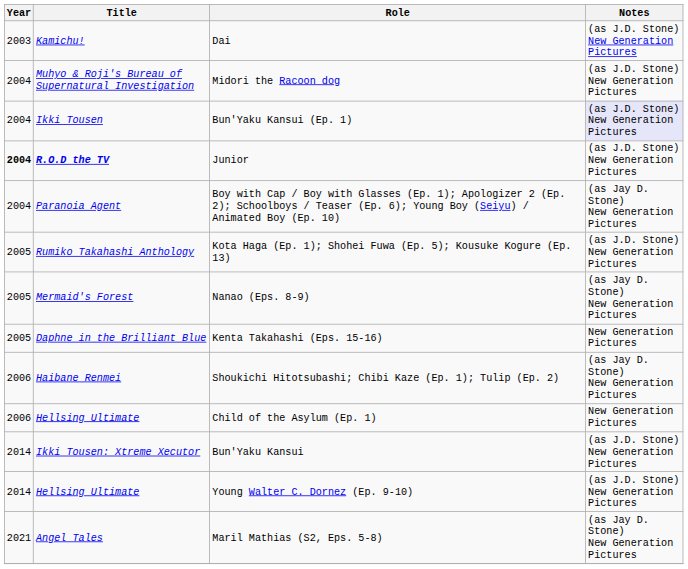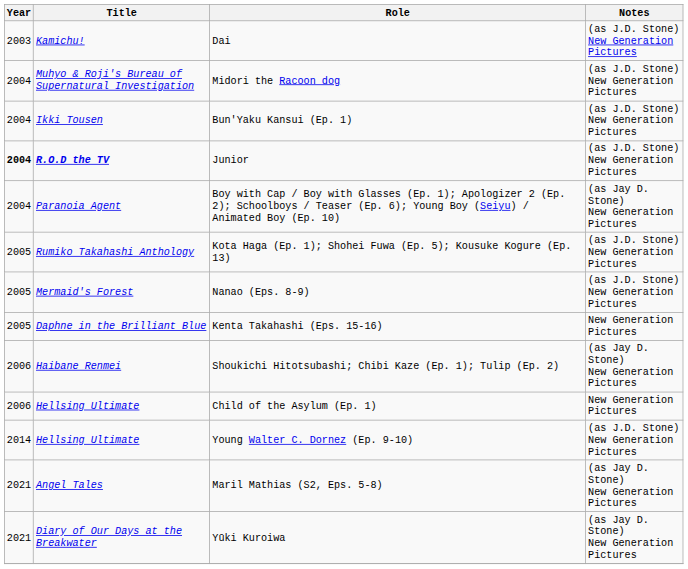(634, 121) lavender background -> (634, 121) no background
(631, 298) (as Jay D. Stone) New Generation Pictures -> (634, 292) (as J.D. Stone) New Generation Pictures
- row: (258, 452)
+ row: (249, 538)
